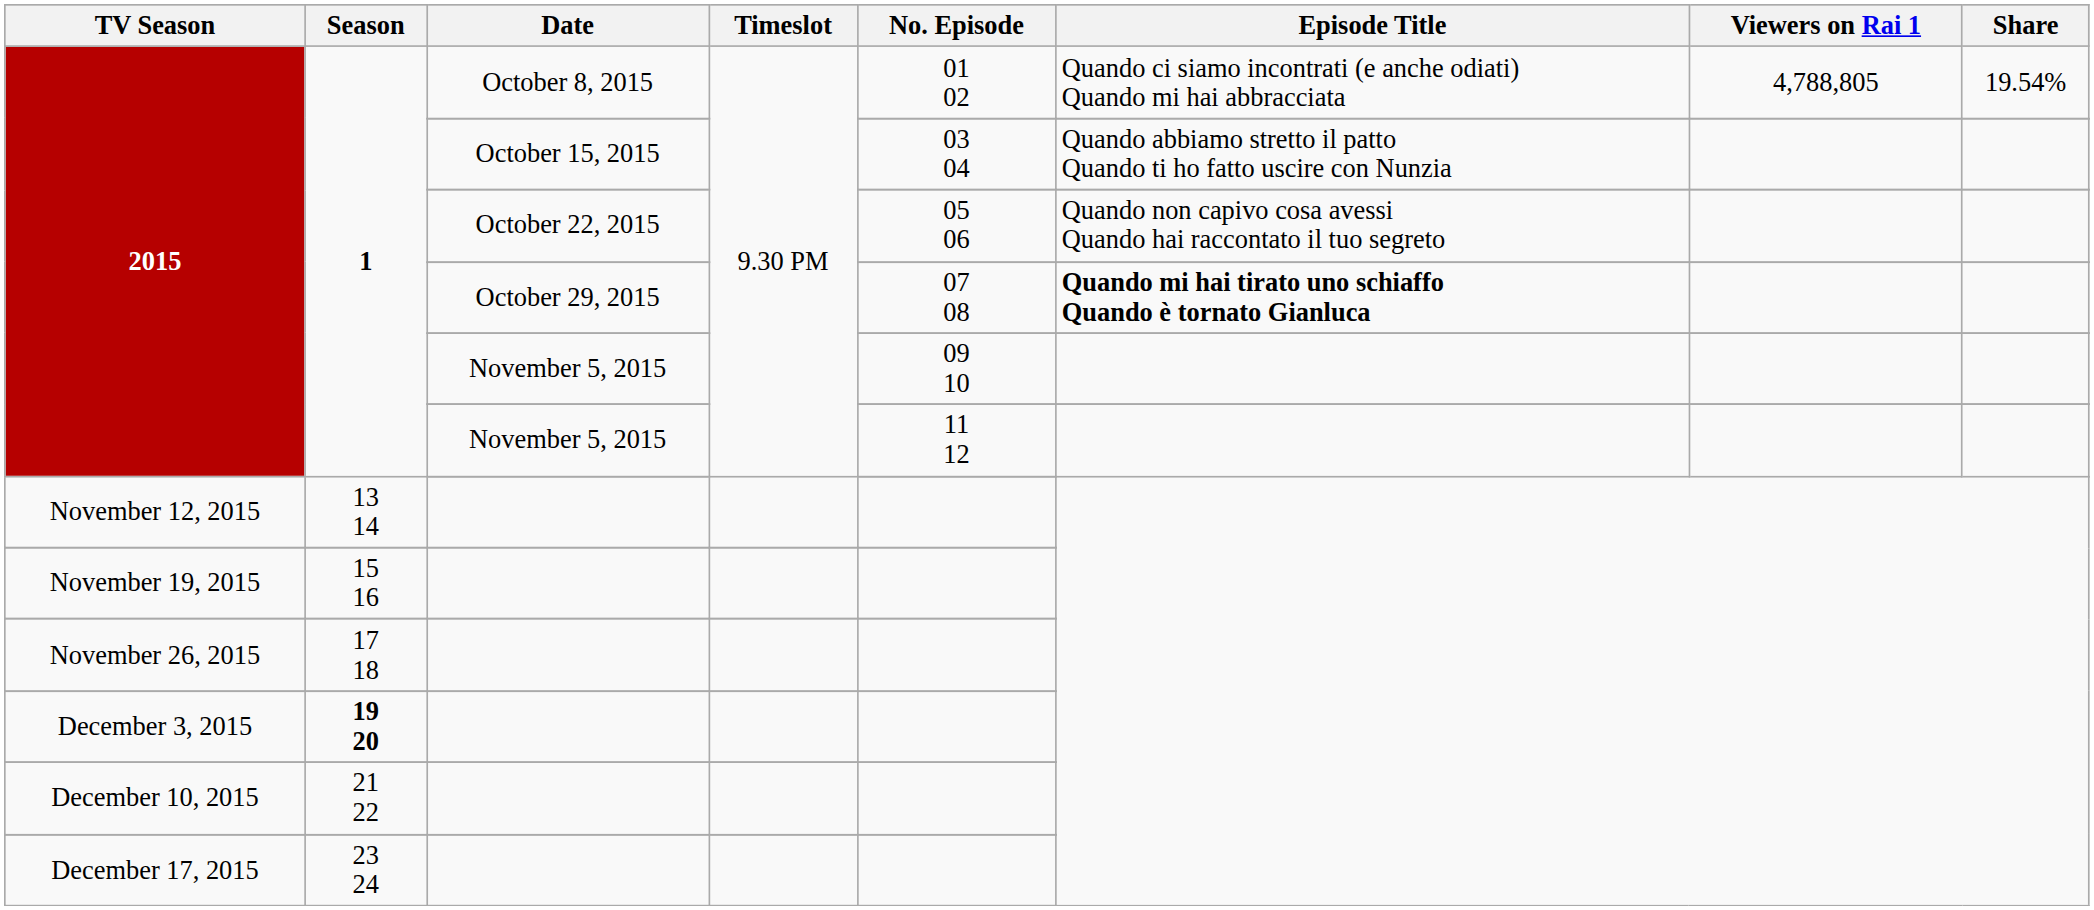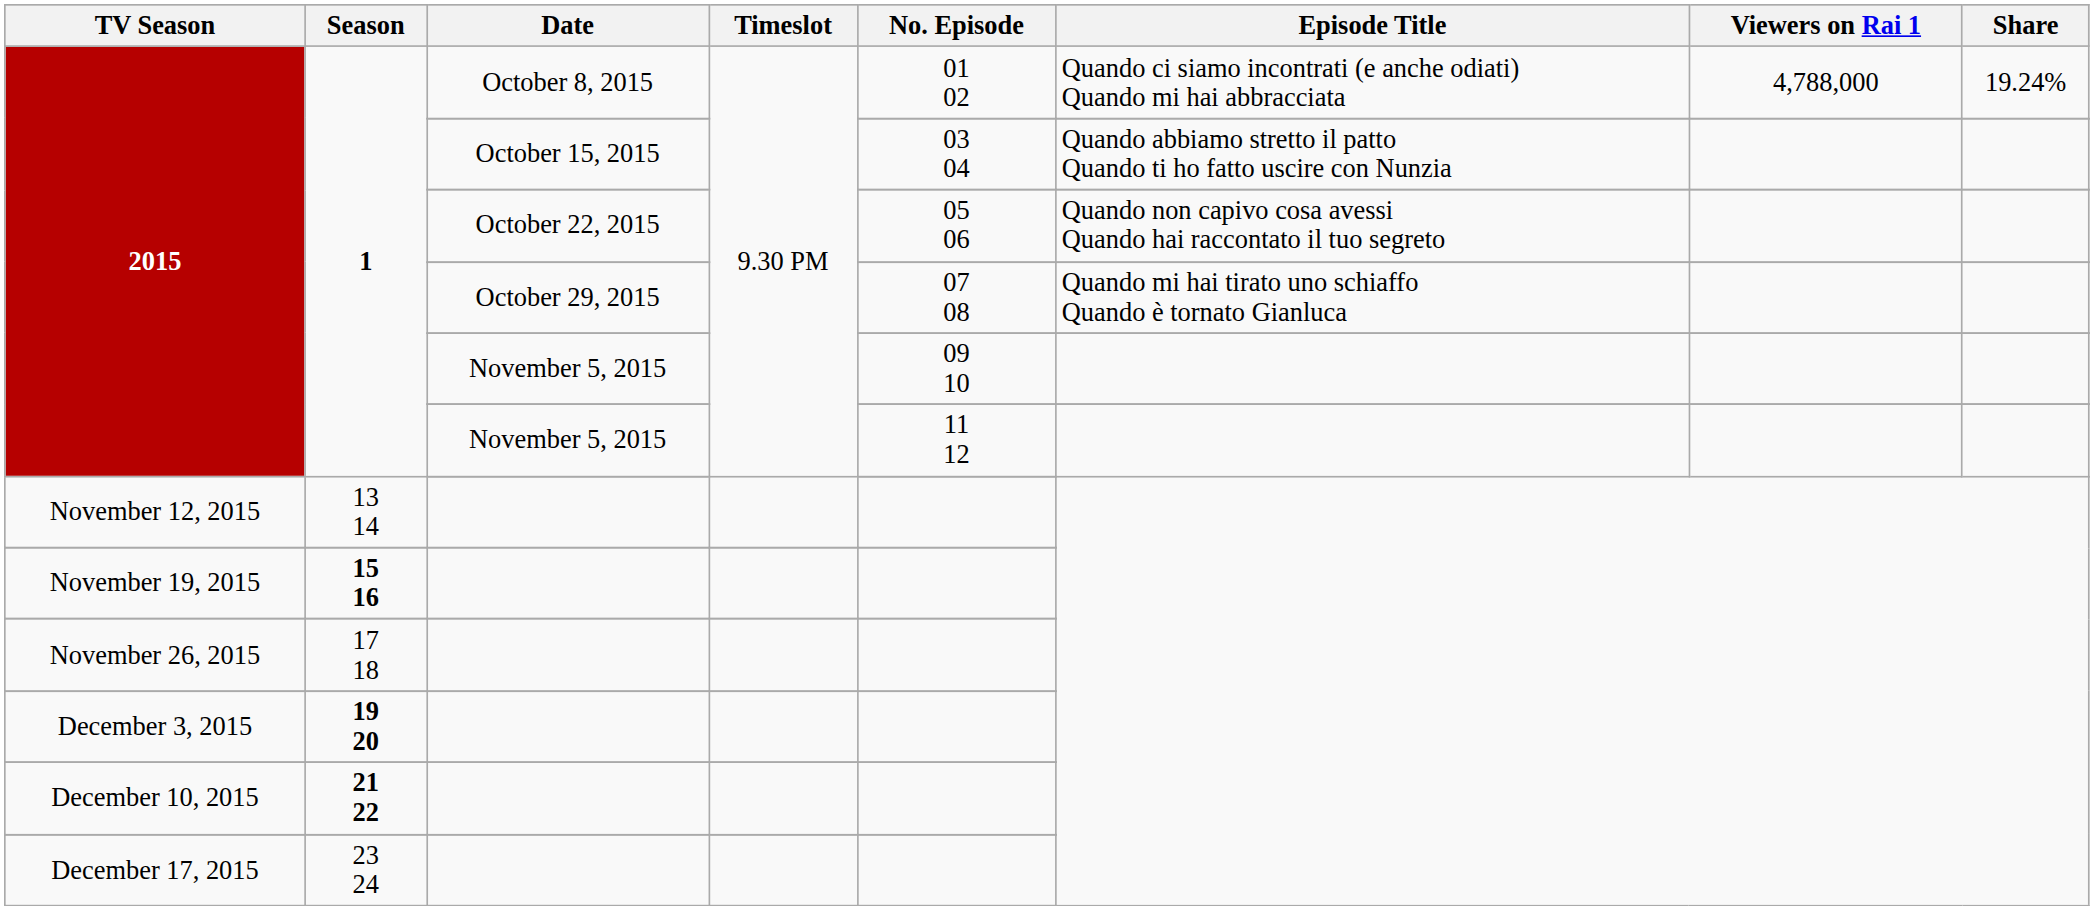(1826, 82) 4,788,805 -> (1826, 82) 4,788,000
(2026, 82) 19.54% -> (2026, 82) 19.24%
(1253, 296) bold -> (1240, 296) normal
(366, 583) normal -> (366, 583) bold
(366, 797) normal -> (366, 797) bold
